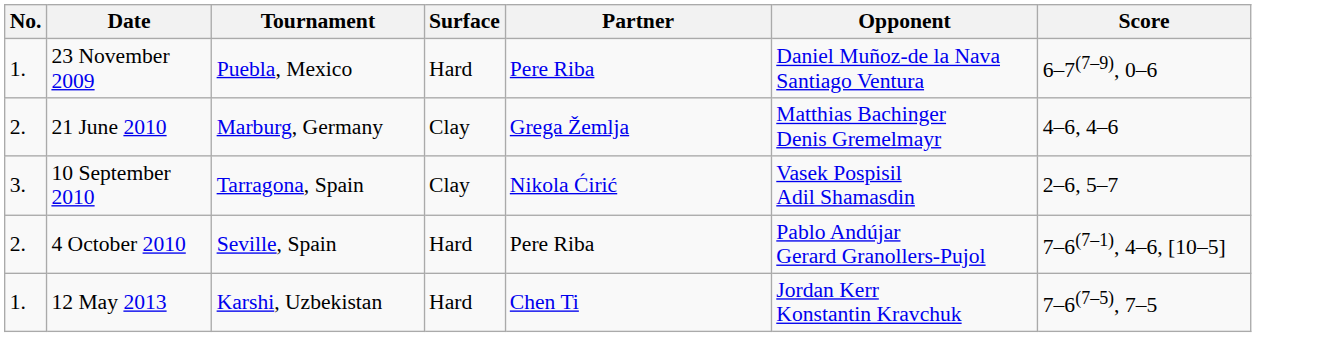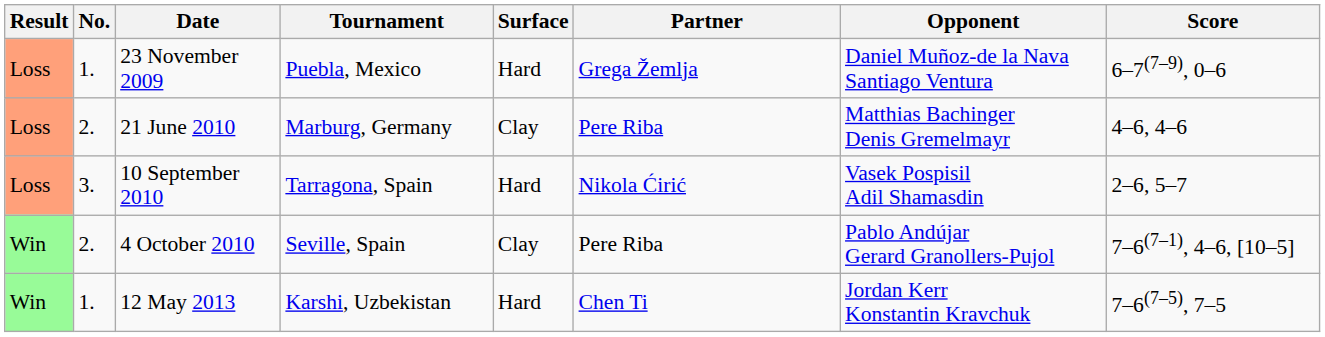+ column: (39, 21)
(552, 68) Pere Riba -> (638, 68) Grega Žemlja
(570, 126) Grega Žemlja -> (621, 126) Pere Riba
(449, 185) Clay -> (519, 185) Hard
(451, 243) Hard -> (518, 243) Clay
